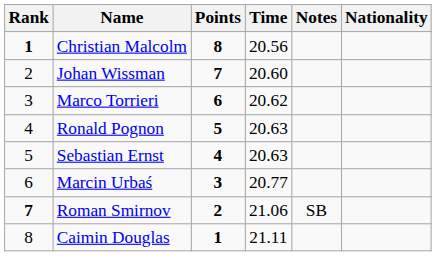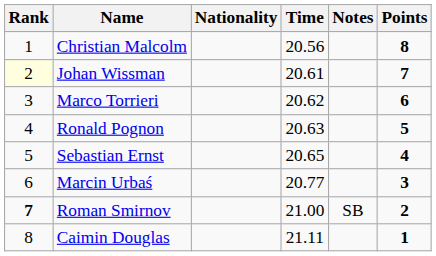columns swapped: (386, 18) <-> (218, 18)
(29, 45) bold -> (29, 45) normal
(29, 73) no background -> (29, 73) lightyellow background
(268, 73) 20.60 -> (305, 73) 20.61
(268, 155) 20.63 -> (305, 155) 20.65
(268, 210) 21.06 -> (305, 210) 21.00
